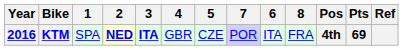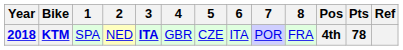columns swapped: (273, 14) <-> (243, 14)
(22, 34) 2016 -> (22, 34) 2018
(119, 34) bold -> (119, 34) normal
(359, 34) 69 -> (359, 34) 78
